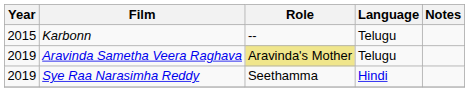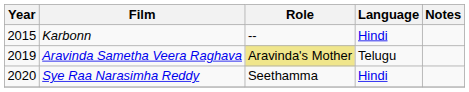(377, 35) Telugu -> (373, 35) Hindi
(22, 76) 2019 -> (22, 76) 2020
